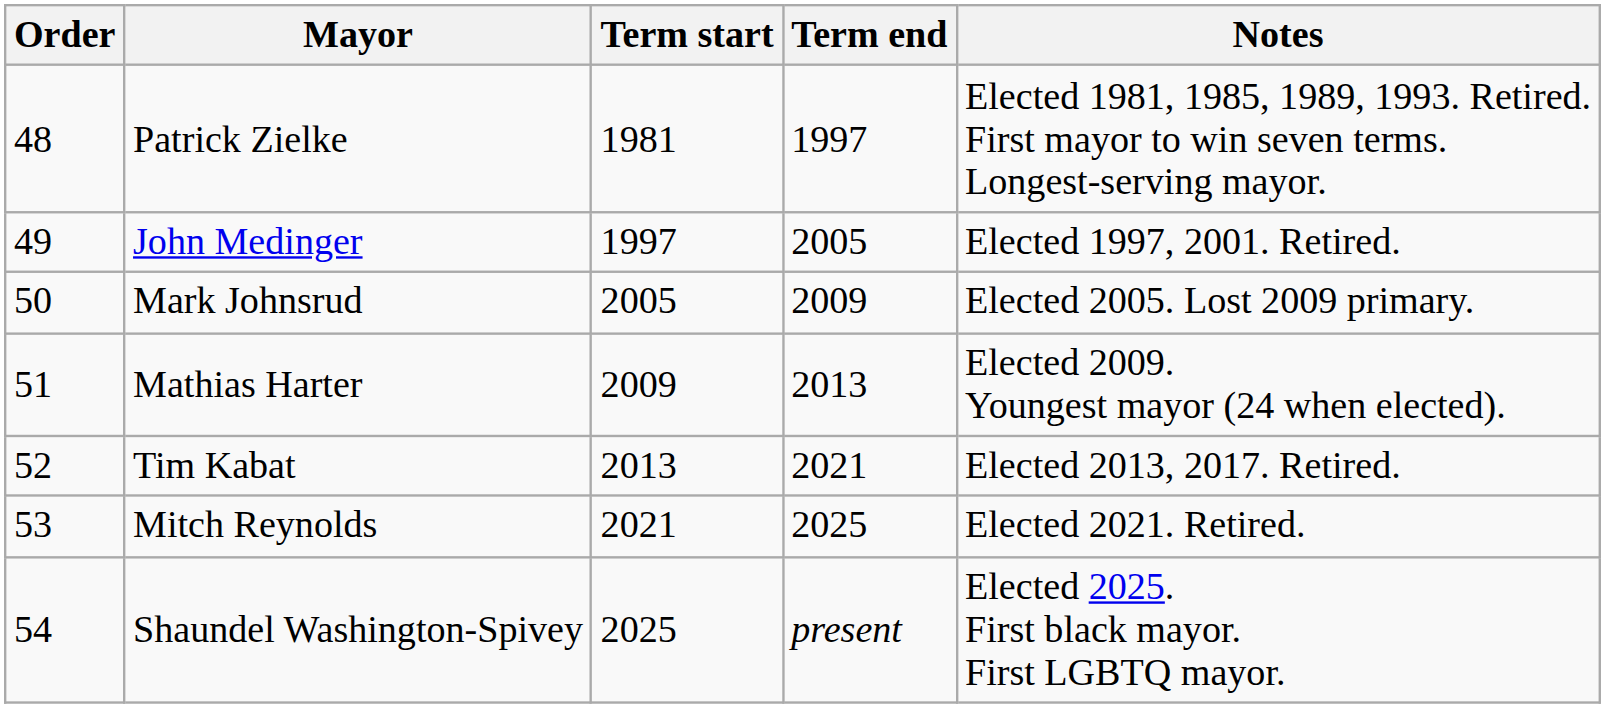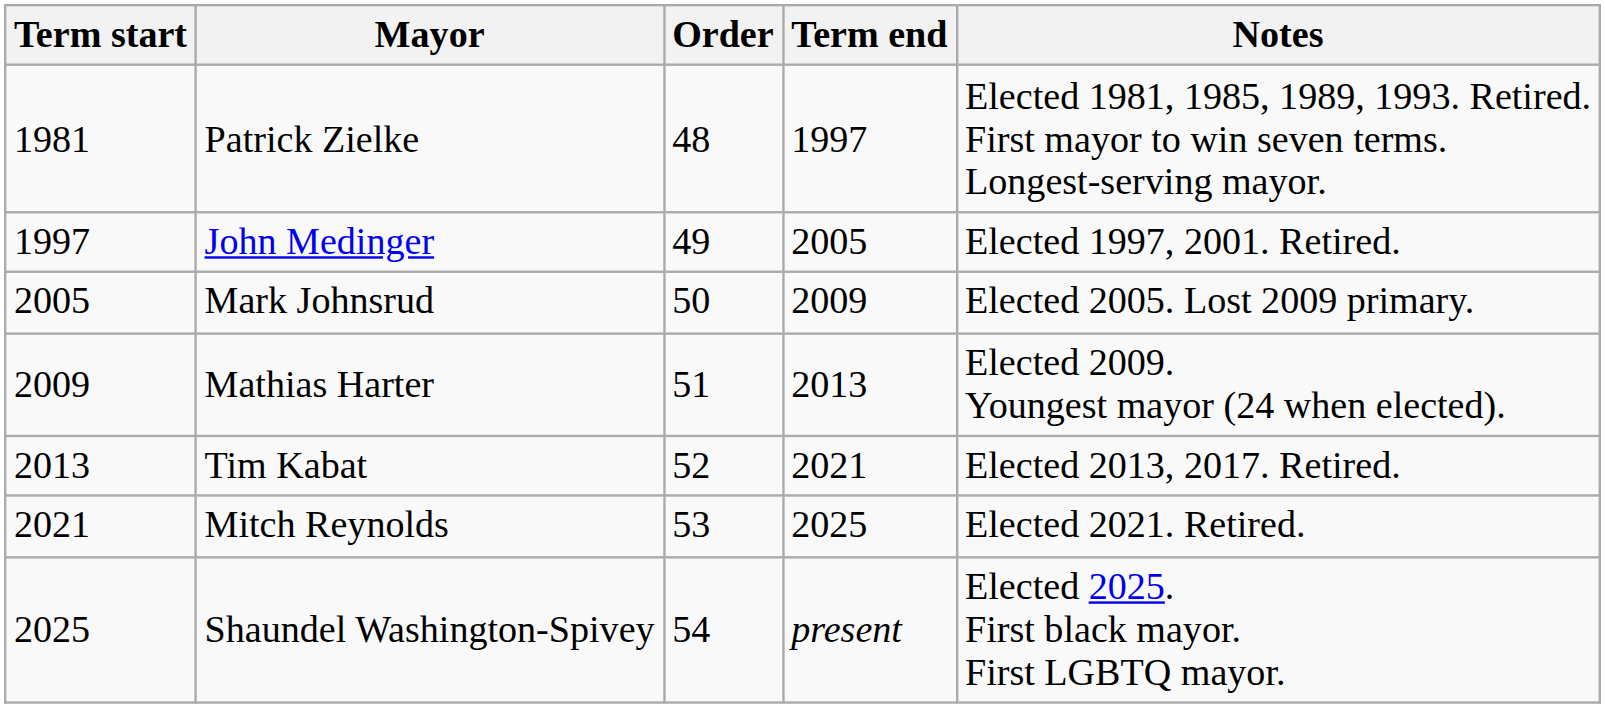columns swapped: (65, 34) <-> (687, 34)
